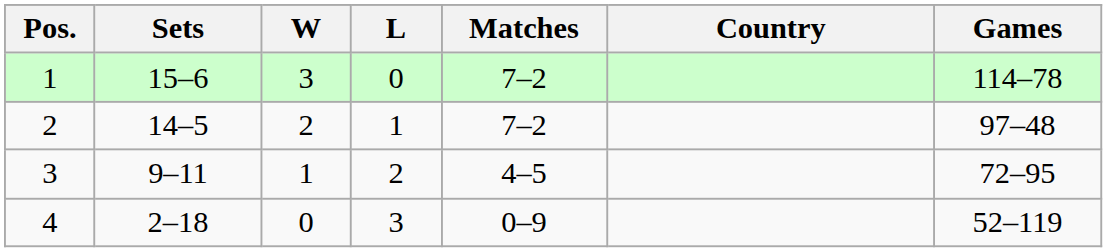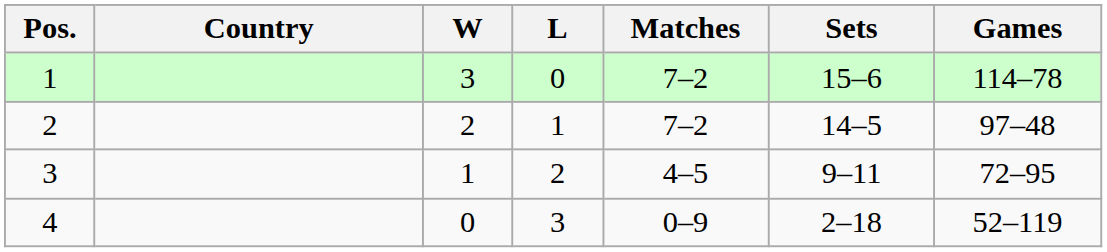columns swapped: (771, 28) <-> (178, 28)
